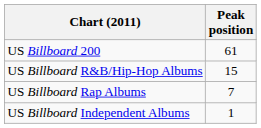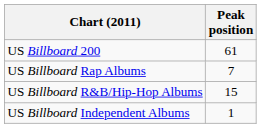rows swapped: (105, 71) <-> (77, 92)
